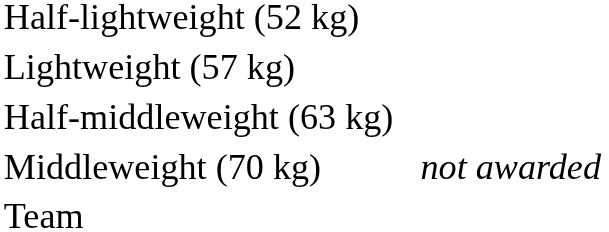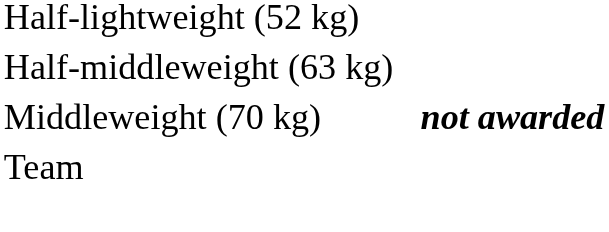- row: (149, 67)
(511, 166) normal -> (512, 116) bold
